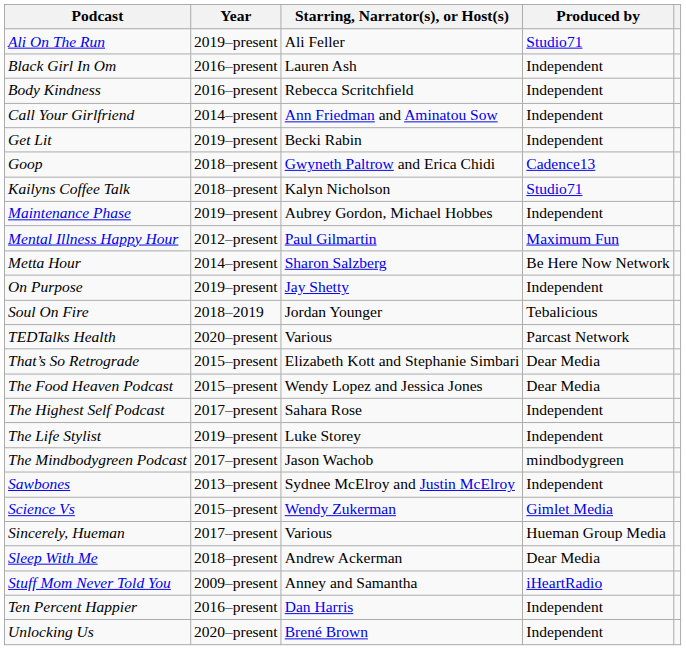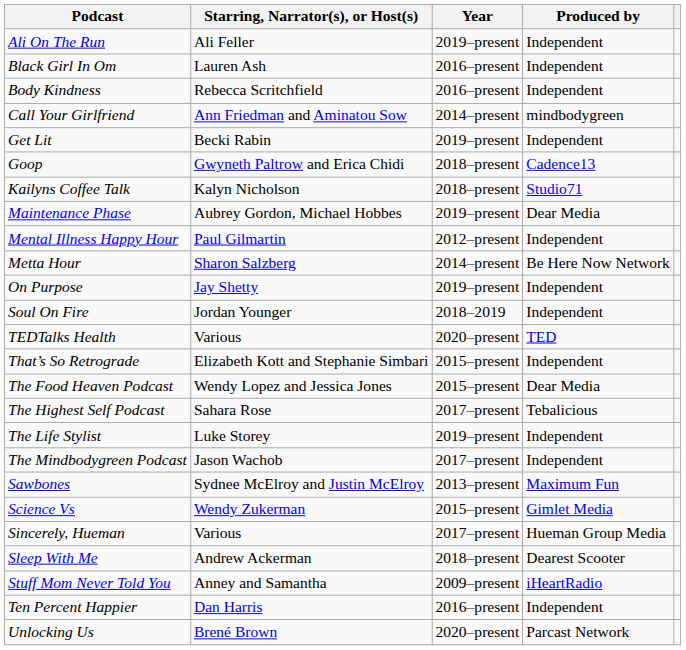columns swapped: (236, 16) <-> (402, 16)
(554, 41) Studio71 -> (565, 41) Independent
(565, 115) Independent -> (575, 115) mindbodygreen
(565, 213) Independent -> (563, 213) Dear Media
(573, 238) Maximum Fun -> (565, 238) Independent
(562, 312) Tebalicious -> (565, 312) Independent
(578, 336) Parcast Network -> (541, 336) TED
(563, 361) Dear Media -> (565, 361) Independent
(565, 410) Independent -> (562, 410) Tebalicious
(575, 459) mindbodygreen -> (565, 459) Independent
(565, 484) Independent -> (573, 484) Maximum Fun
(563, 558) Dear Media -> (576, 558) Dearest Scooter
(565, 632) Independent -> (578, 632) Parcast Network
